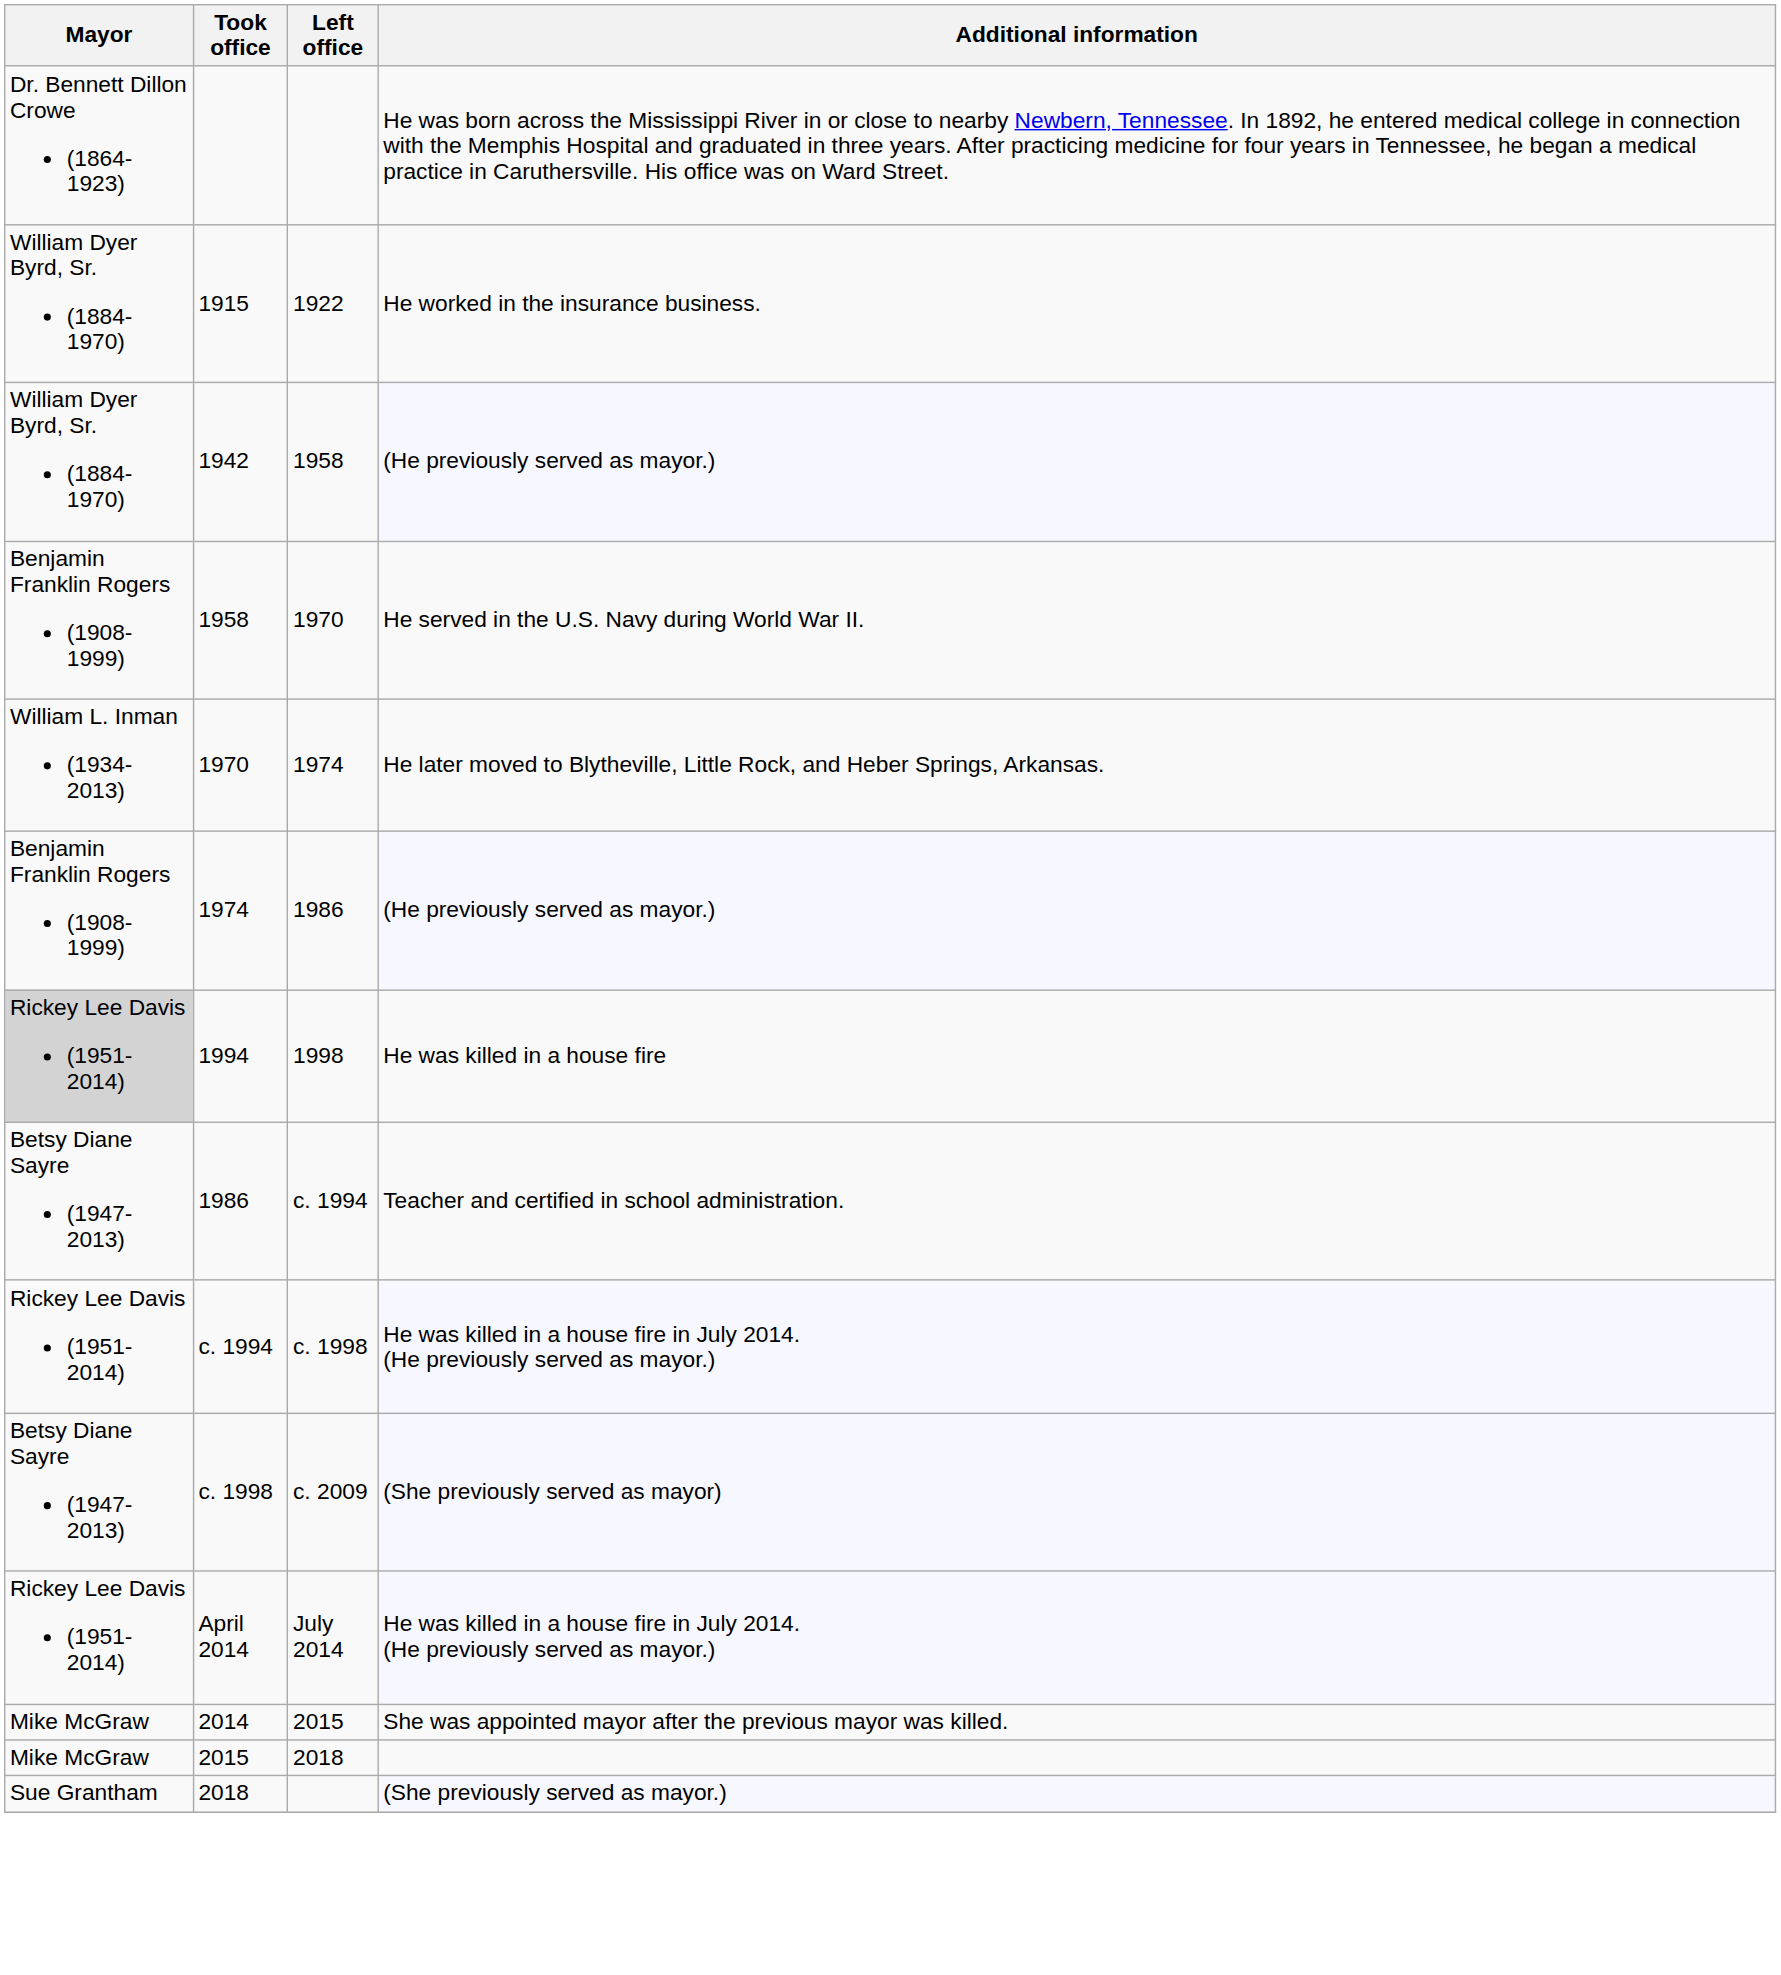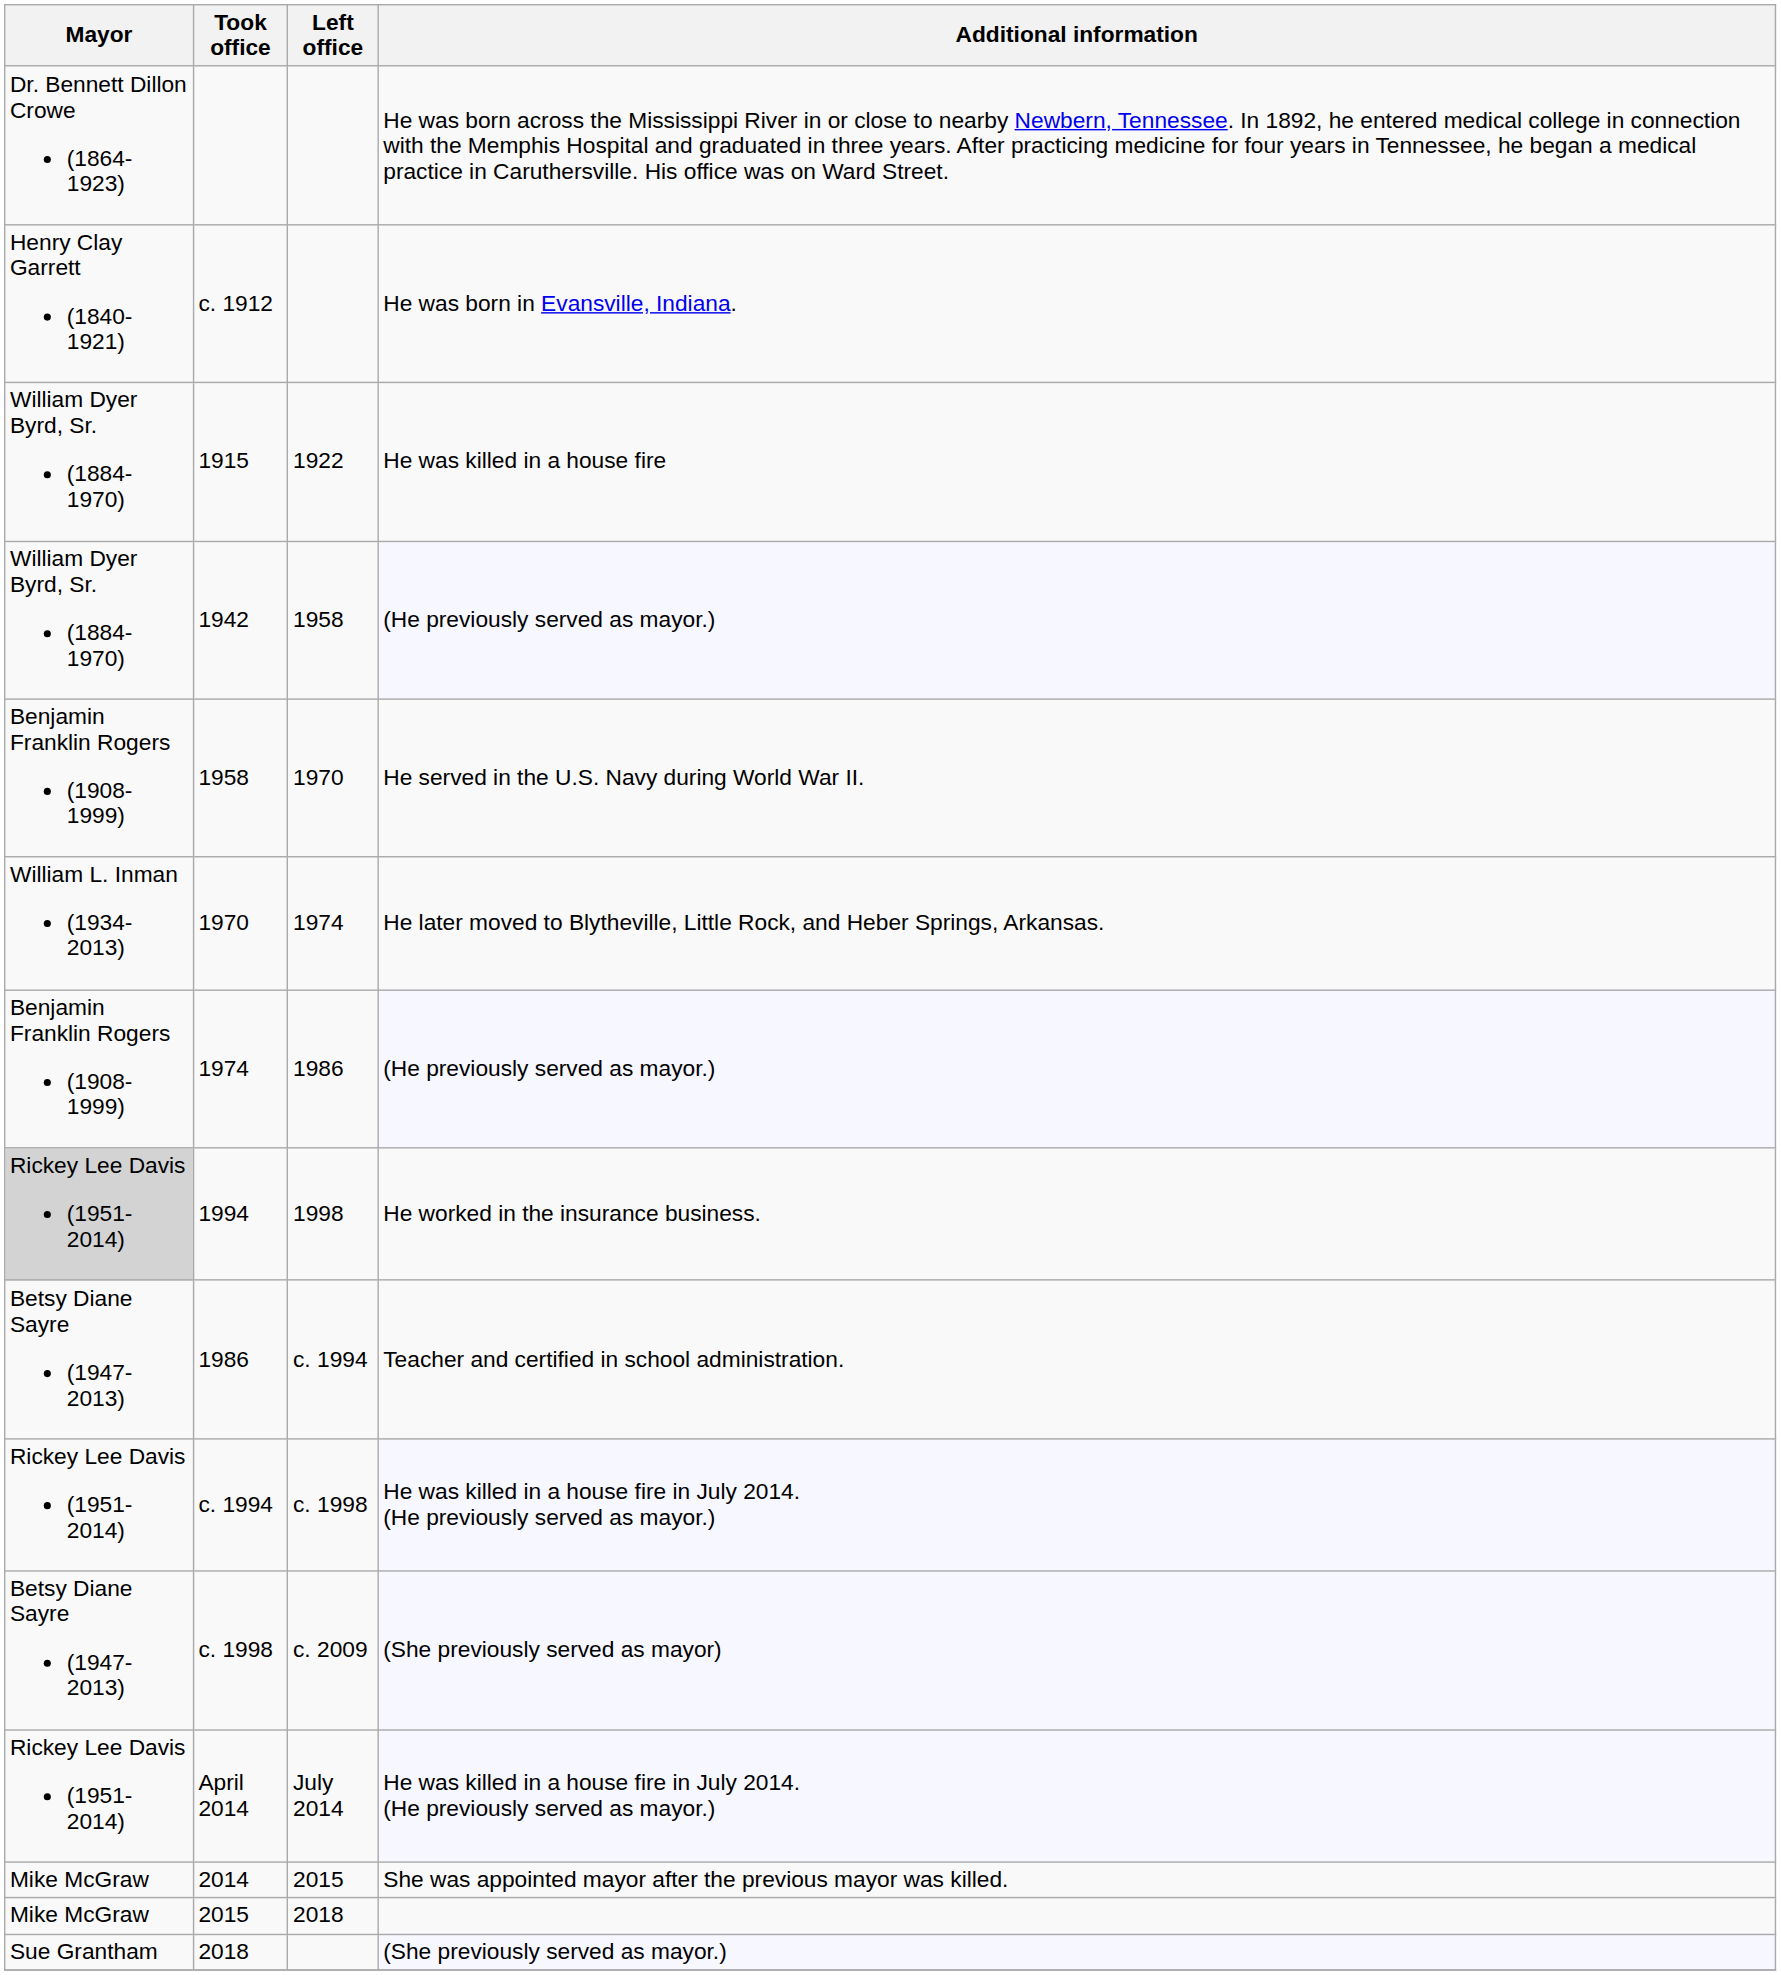+ row: (236, 303)
(572, 303) He worked in the insurance business. -> (525, 461) He was killed in a house fire
(525, 1055) He was killed in a house fire -> (572, 1213) He worked in the insurance business.
